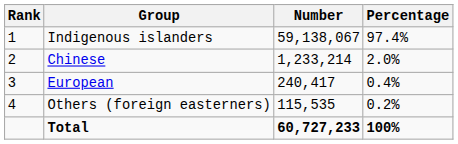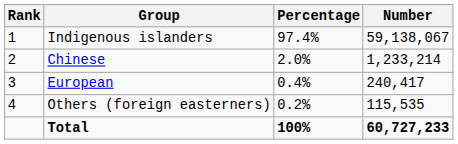columns swapped: (319, 16) <-> (408, 16)
